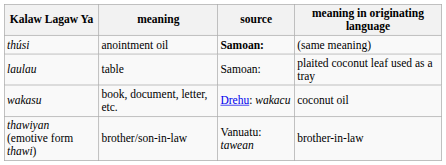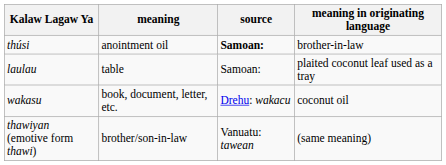(334, 44) (same meaning) -> (330, 44) brother-in-law
(330, 138) brother-in-law -> (334, 138) (same meaning)
